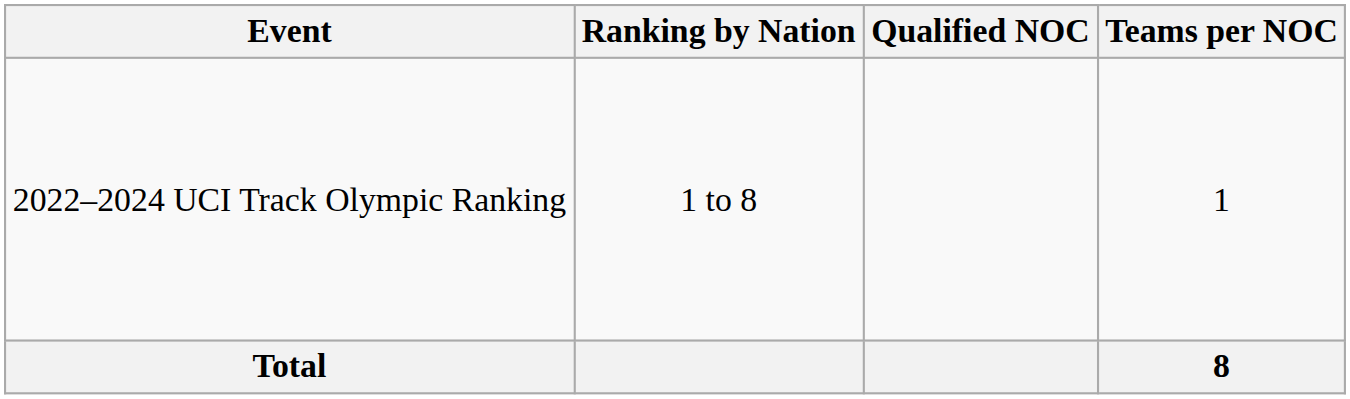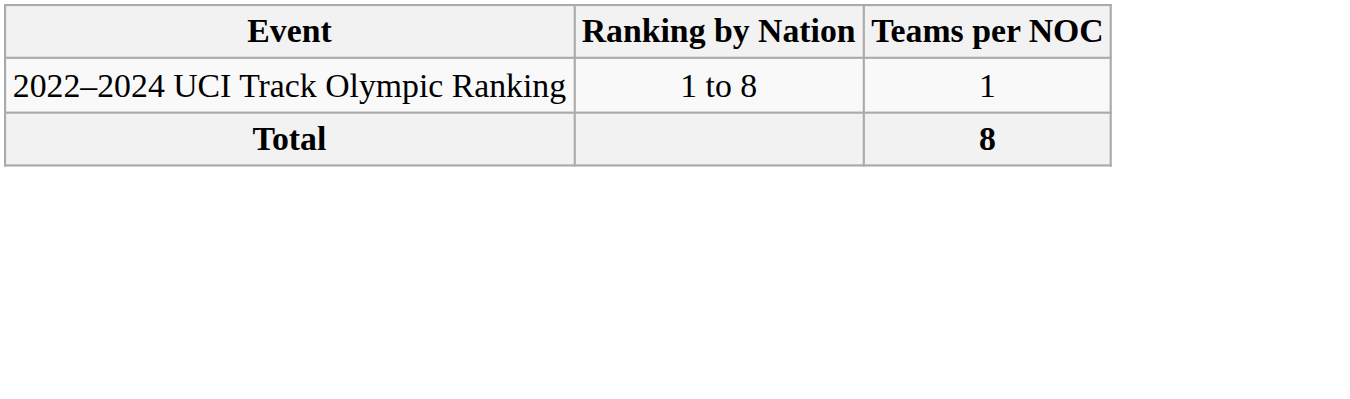- column: (980, 31)
